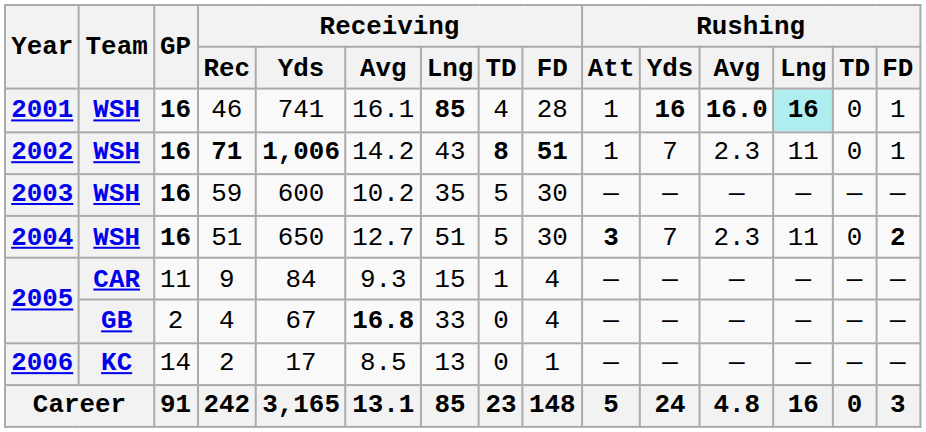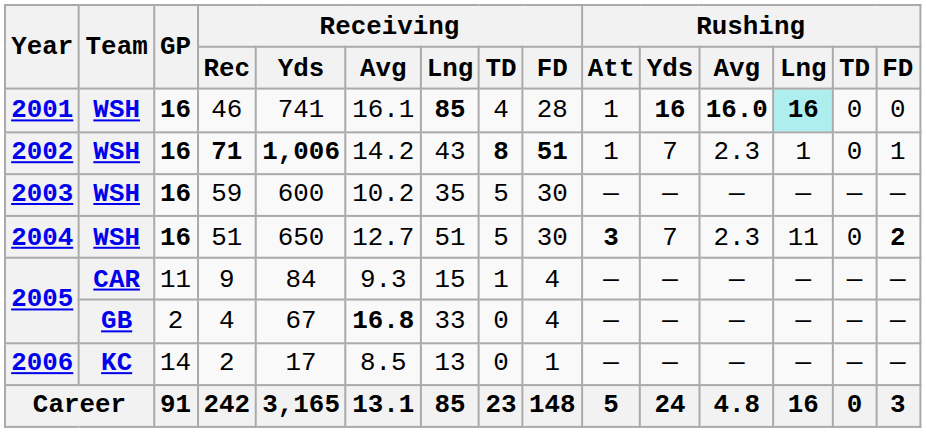(898, 110) 1 -> (898, 110) 0
(803, 153) 11 -> (803, 153) 1
